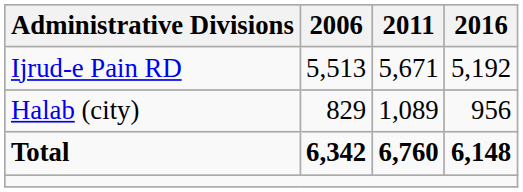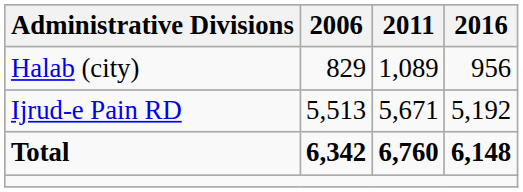rows swapped: (96, 68) <-> (75, 110)
